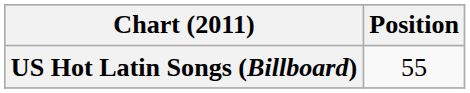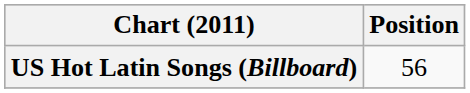(414, 66) 55 -> (414, 66) 56
